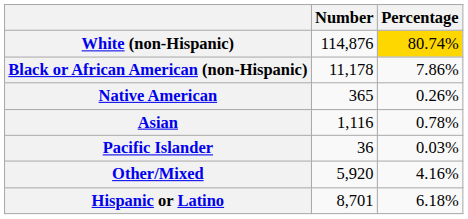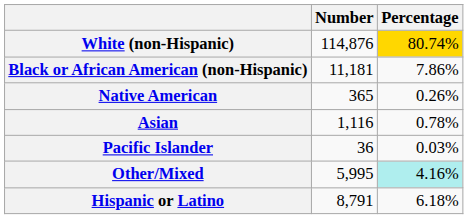(351, 69) 11,178 -> (351, 69) 11,181
(355, 174) 5,920 -> (355, 174) 5,995
(437, 174) no background -> (437, 174) paleturquoise background
(355, 200) 8,701 -> (355, 200) 8,791
